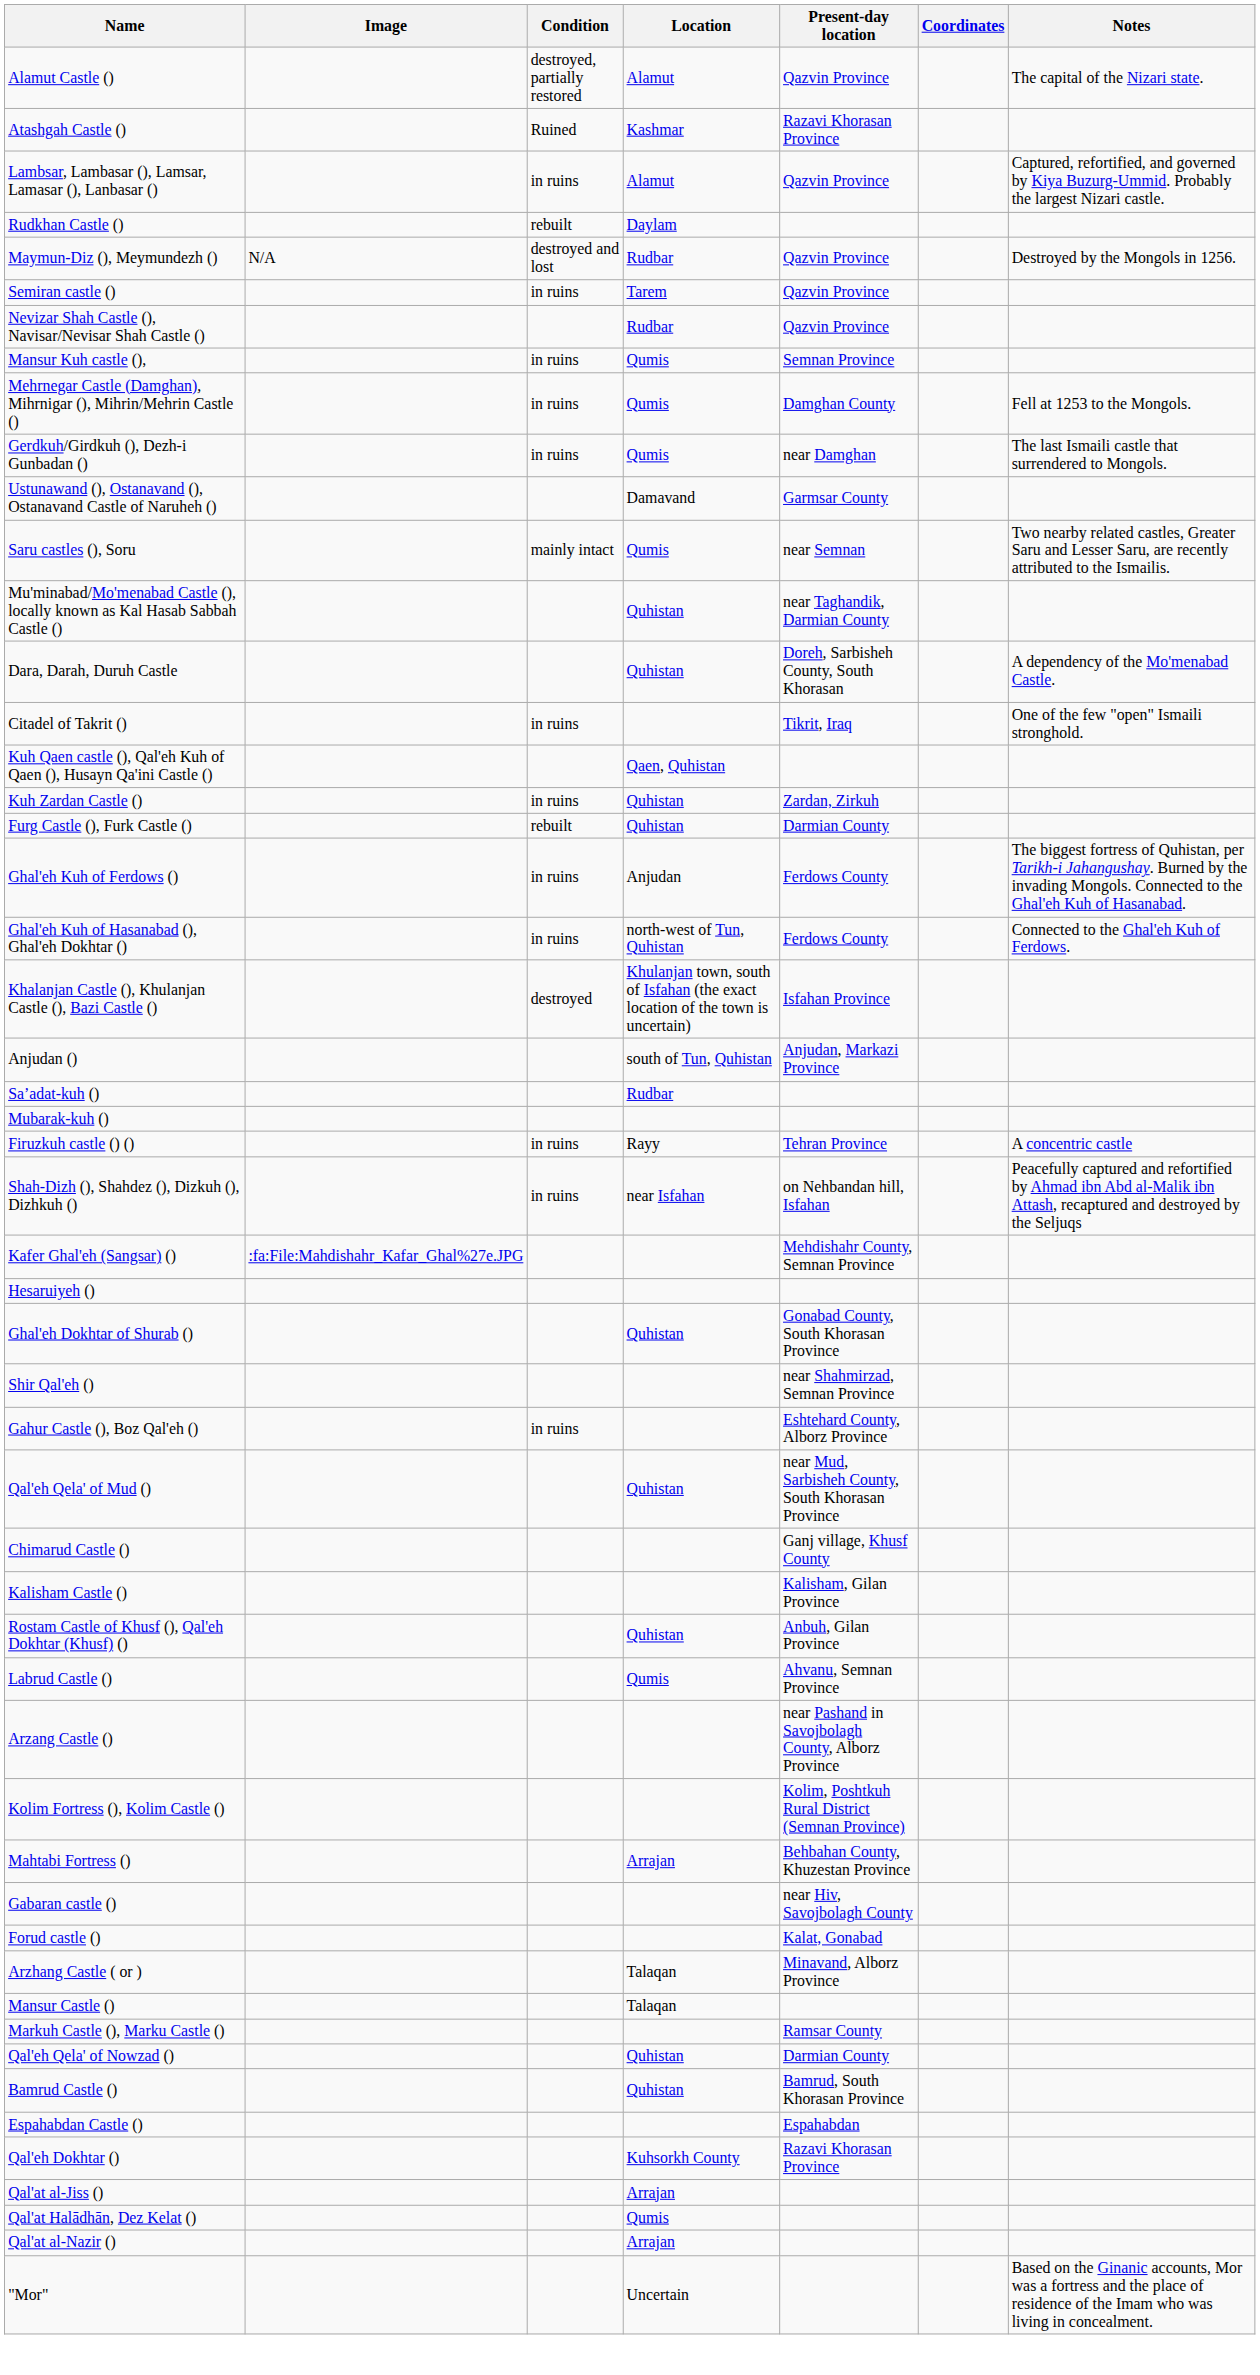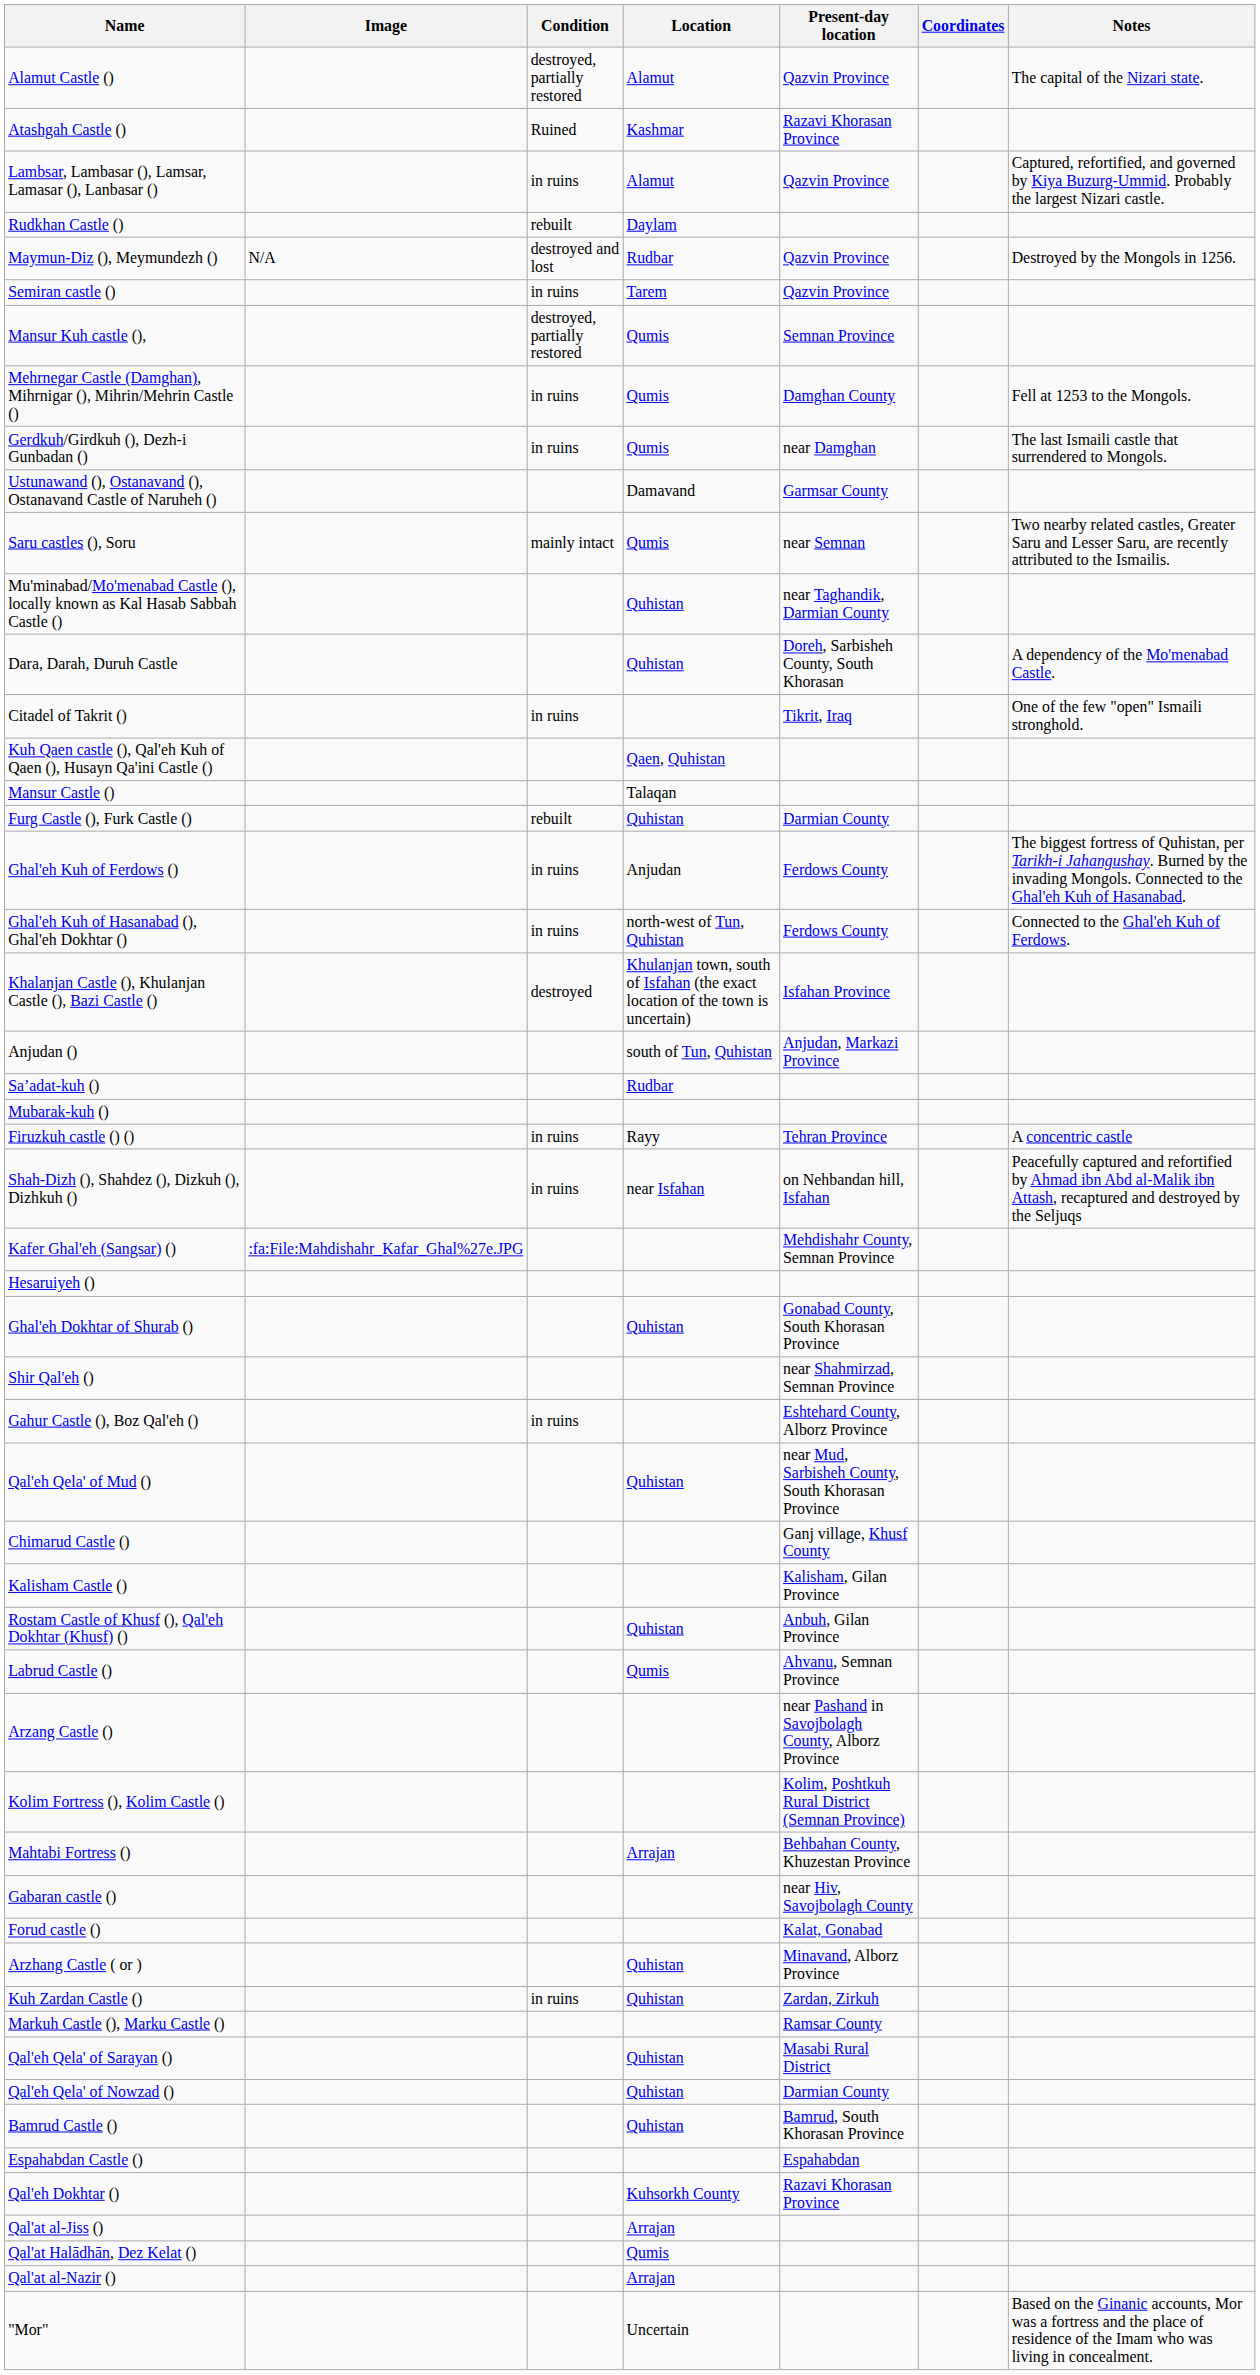- row: (106, 326)
(555, 360) in ruins -> (563, 335) destroyed, partially restored
rows swapped: (75, 800) <-> (61, 2006)
(652, 1972) Talaqan -> (655, 1964) Quhistan
+ row: (90, 2057)
